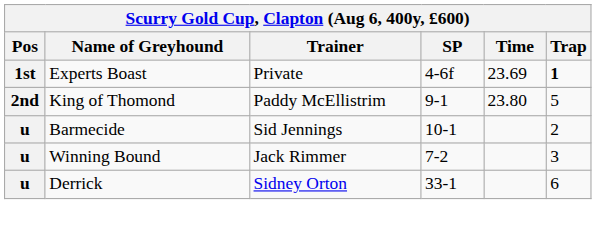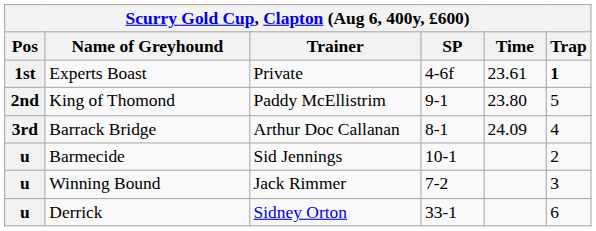(507, 73) 23.69 -> (507, 73) 23.61
+ row: (103, 128)
